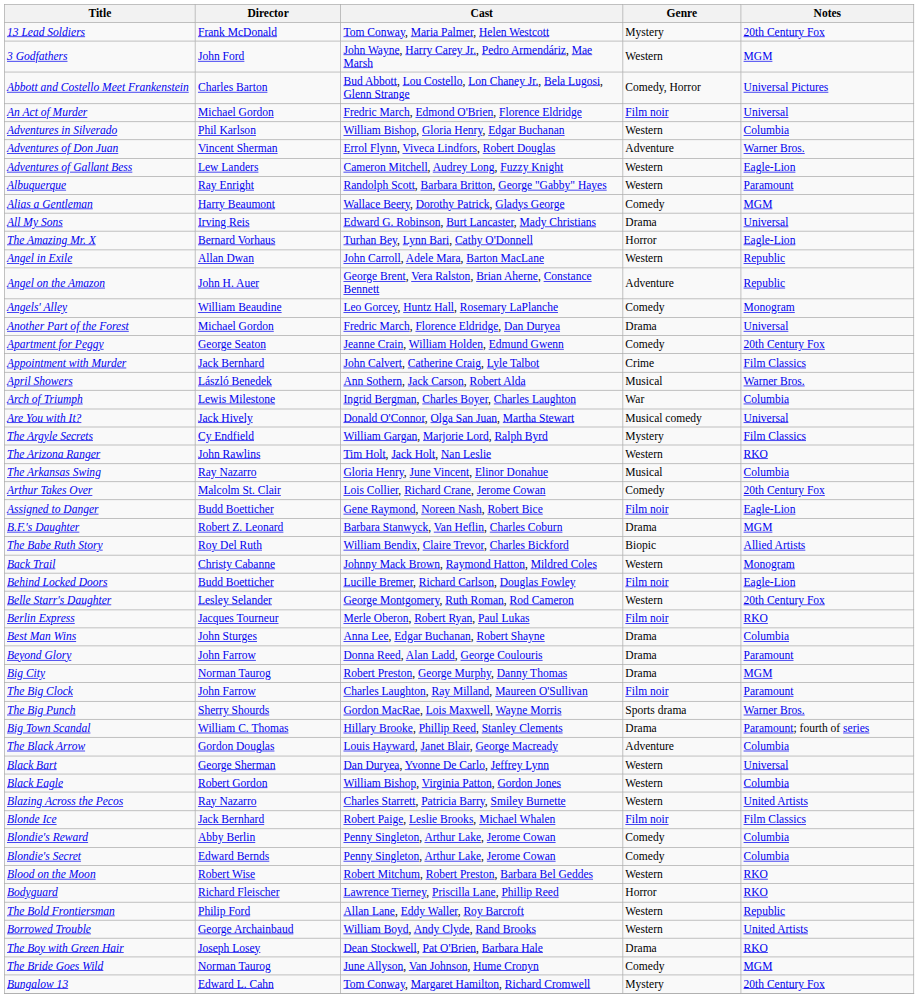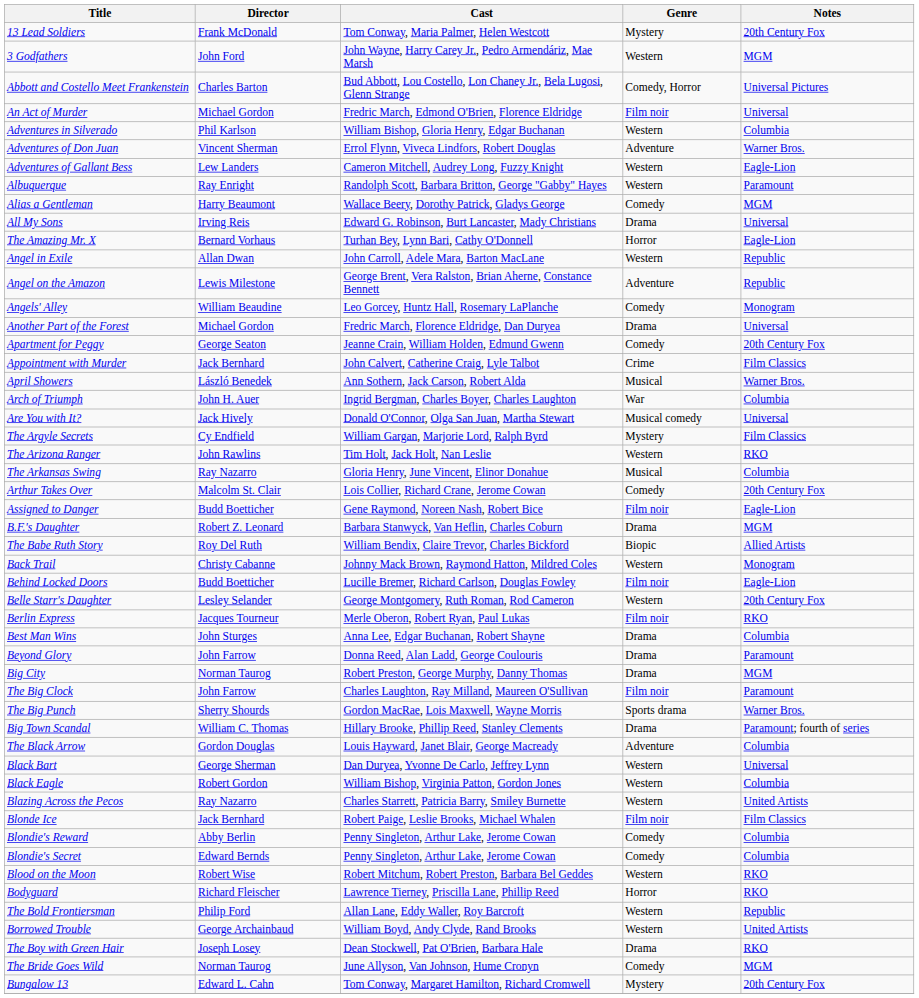(229, 283) John H. Auer -> (237, 283) Lewis Milestone
(237, 399) Lewis Milestone -> (229, 399) John H. Auer
